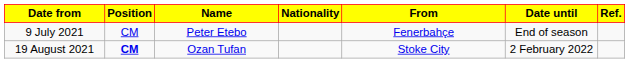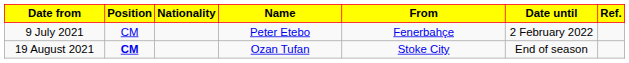columns swapped: (310, 14) <-> (217, 14)
(551, 32) End of season -> (551, 32) 2 February 2022
(551, 50) 2 February 2022 -> (551, 50) End of season
